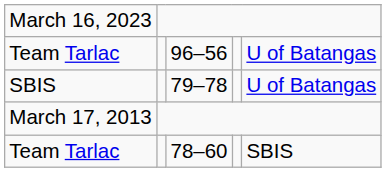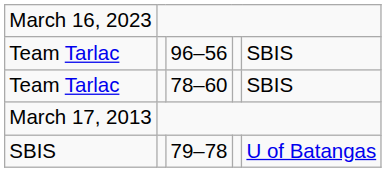(311, 53) U of Batangas -> (270, 53) SBIS
rows swapped: (33, 85) <-> (64, 150)
